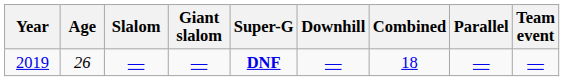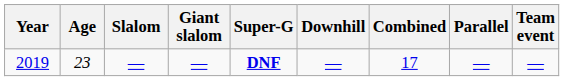(82, 62) 26 -> (82, 62) 23
(409, 62) 18 -> (409, 62) 17
